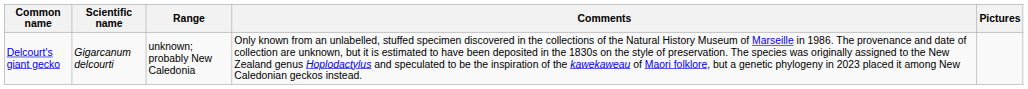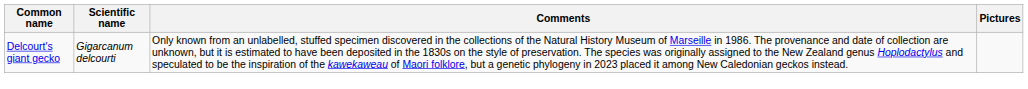- column: (189, 18)
